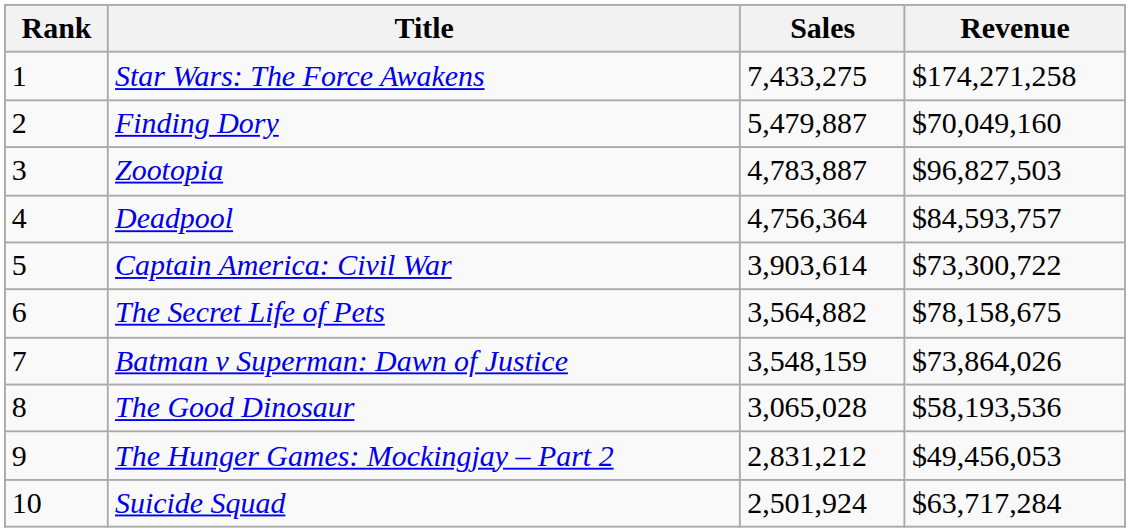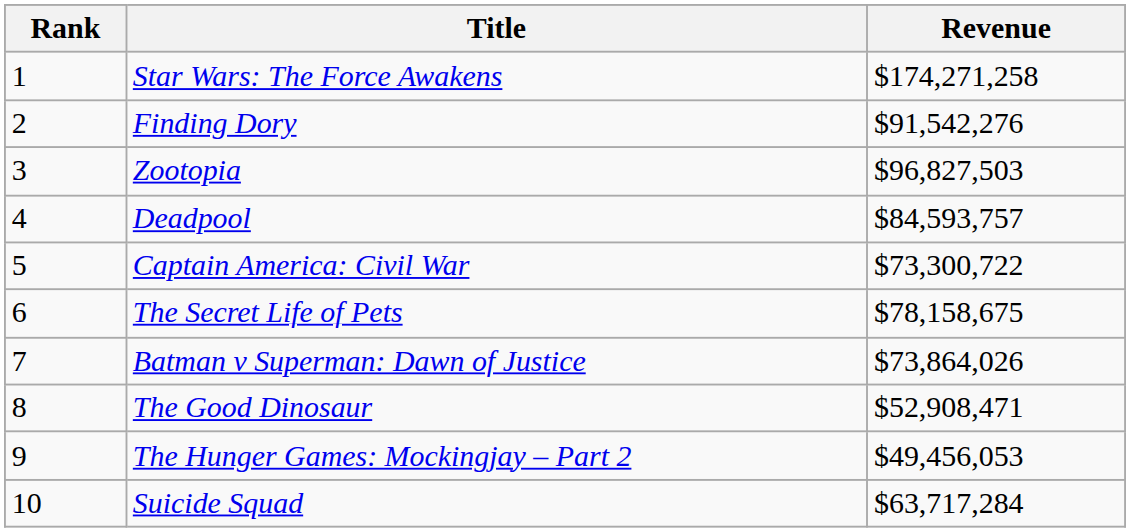- column: (823, 28)
(987, 123) $70,049,160 -> (949, 123) $91,542,276
(987, 407) $58,193,536 -> (949, 407) $52,908,471
